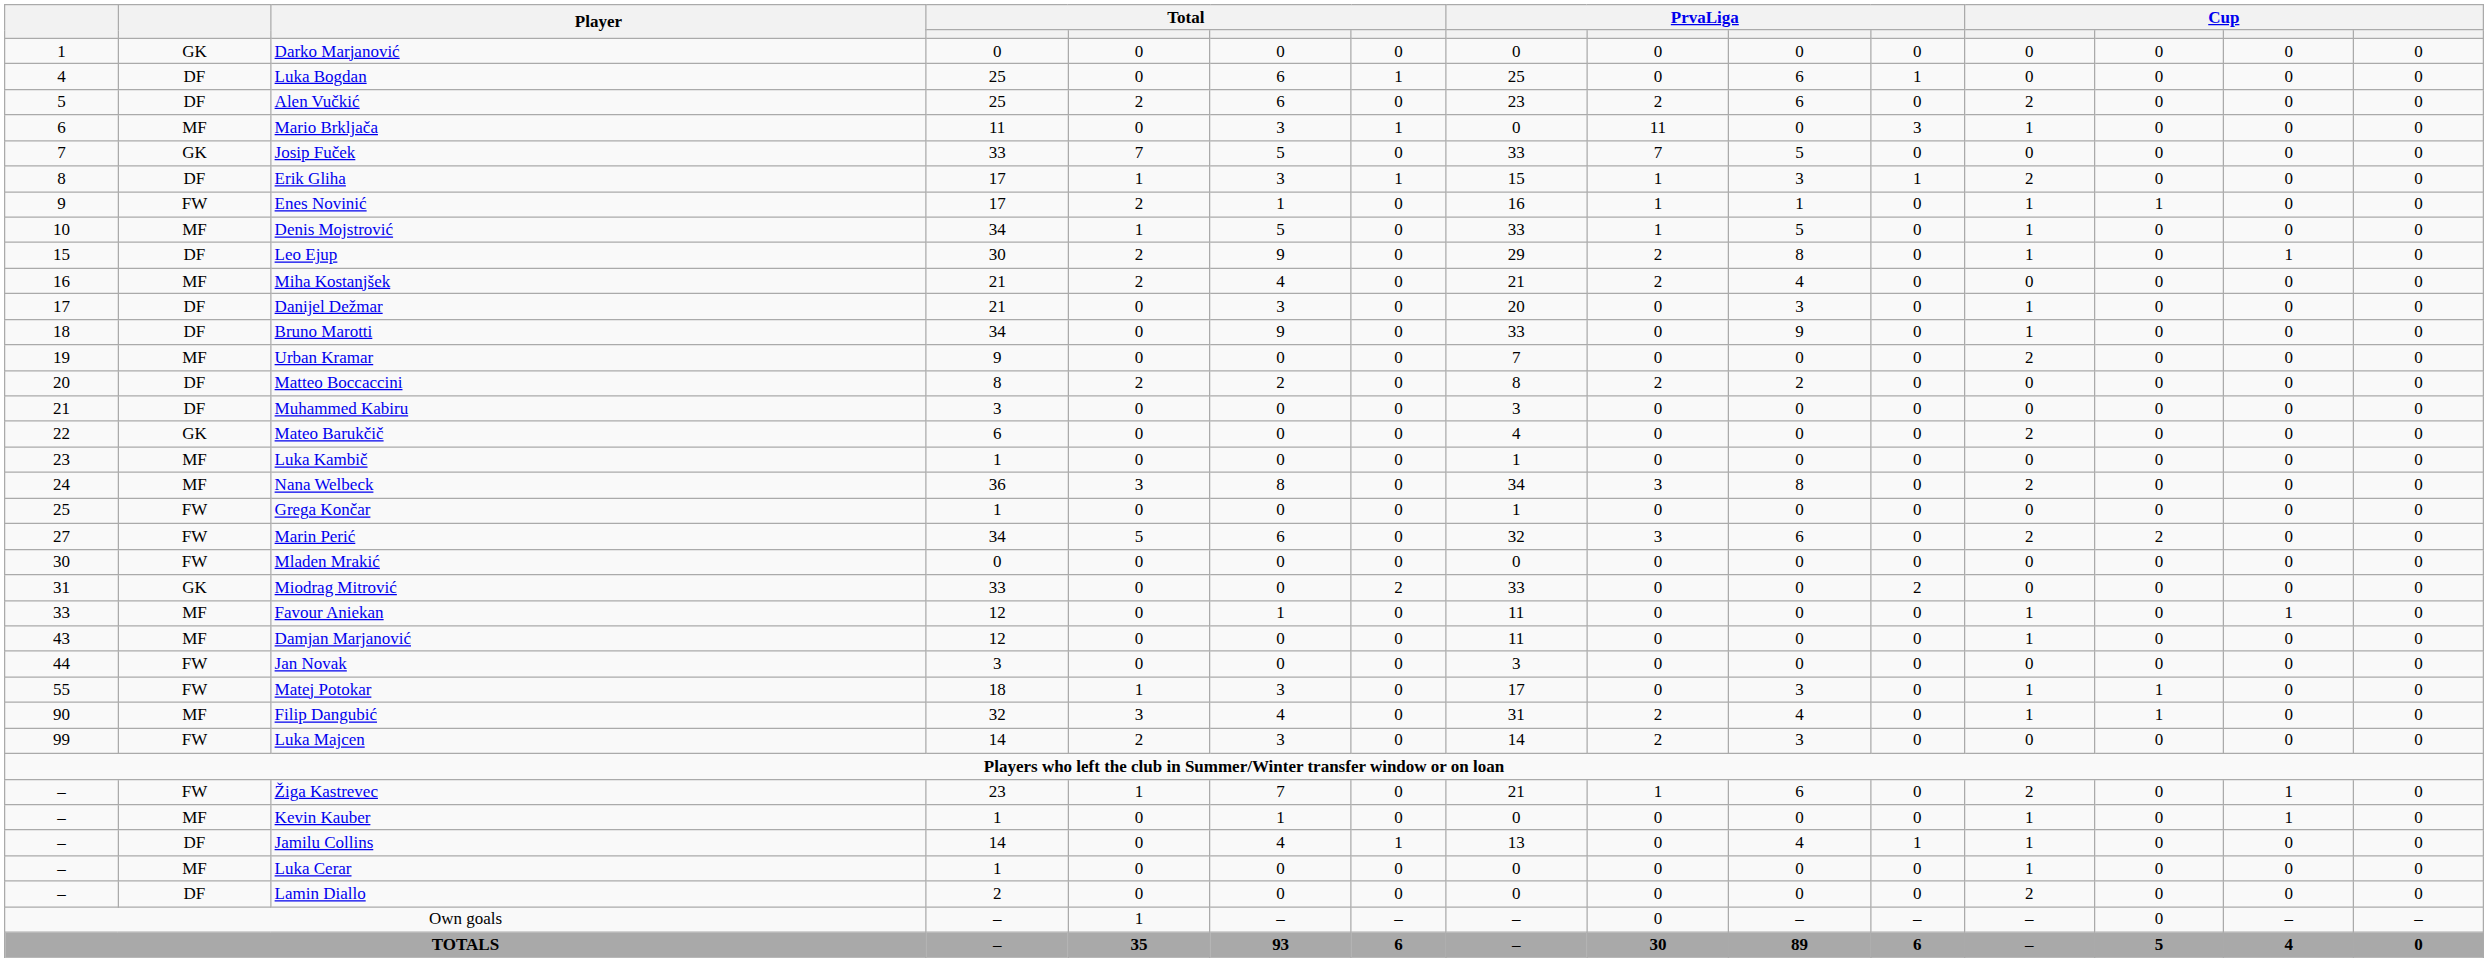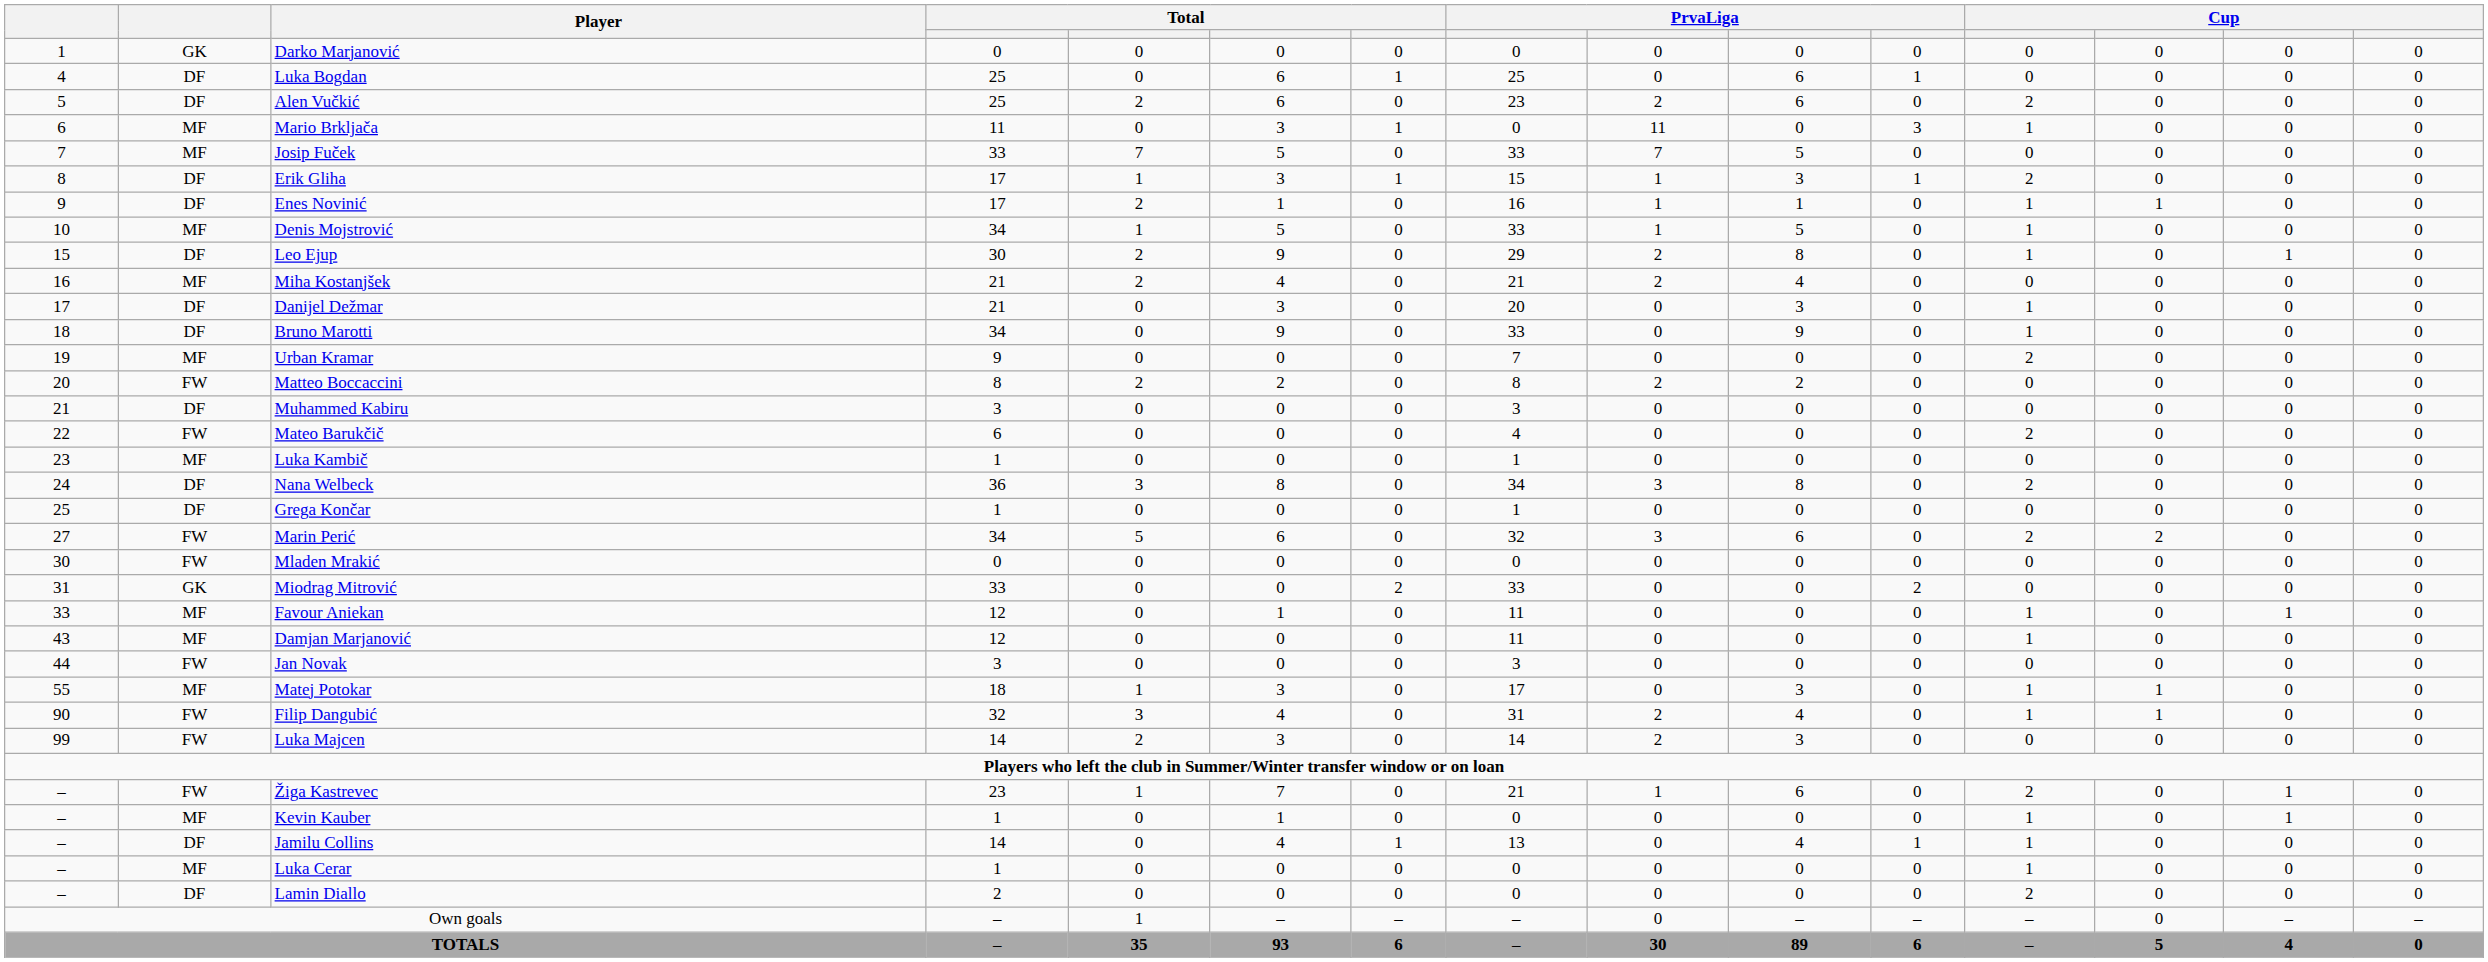(194, 152) GK -> (194, 152) MF
(194, 203) FW -> (194, 203) DF
(194, 382) DF -> (194, 382) FW
(194, 433) GK -> (194, 433) FW
(194, 484) MF -> (194, 484) DF
(194, 510) FW -> (194, 510) DF
(194, 689) FW -> (194, 689) MF
(194, 714) MF -> (194, 714) FW
